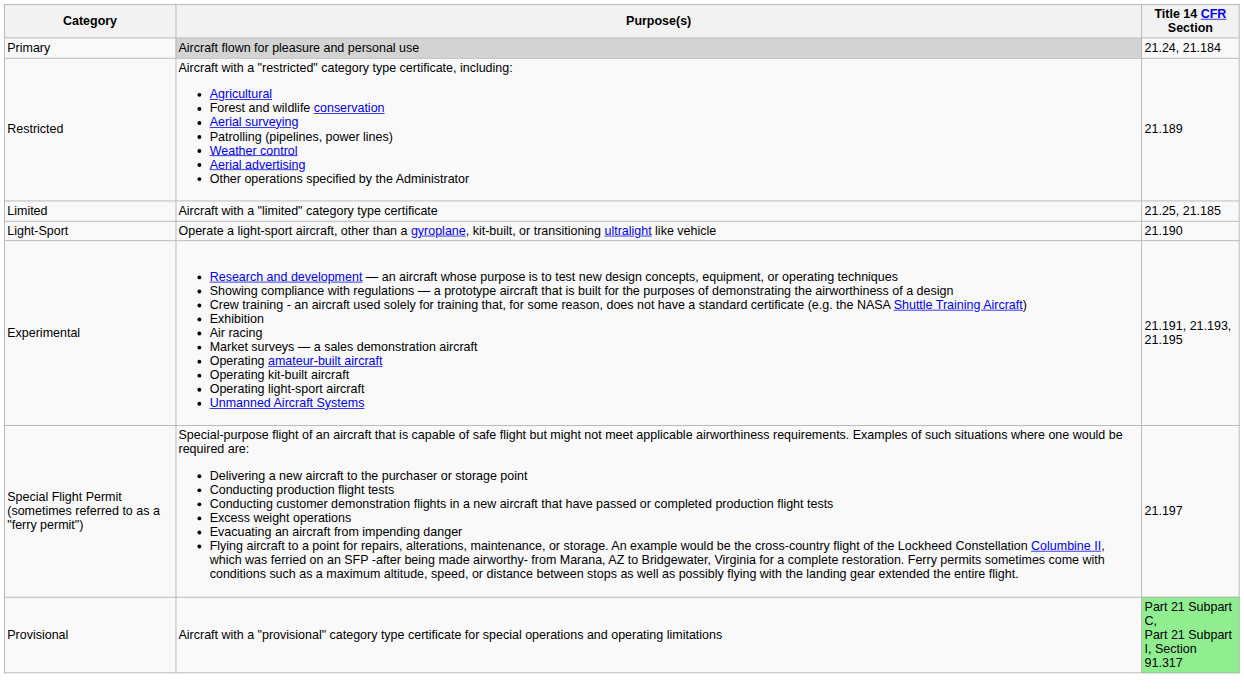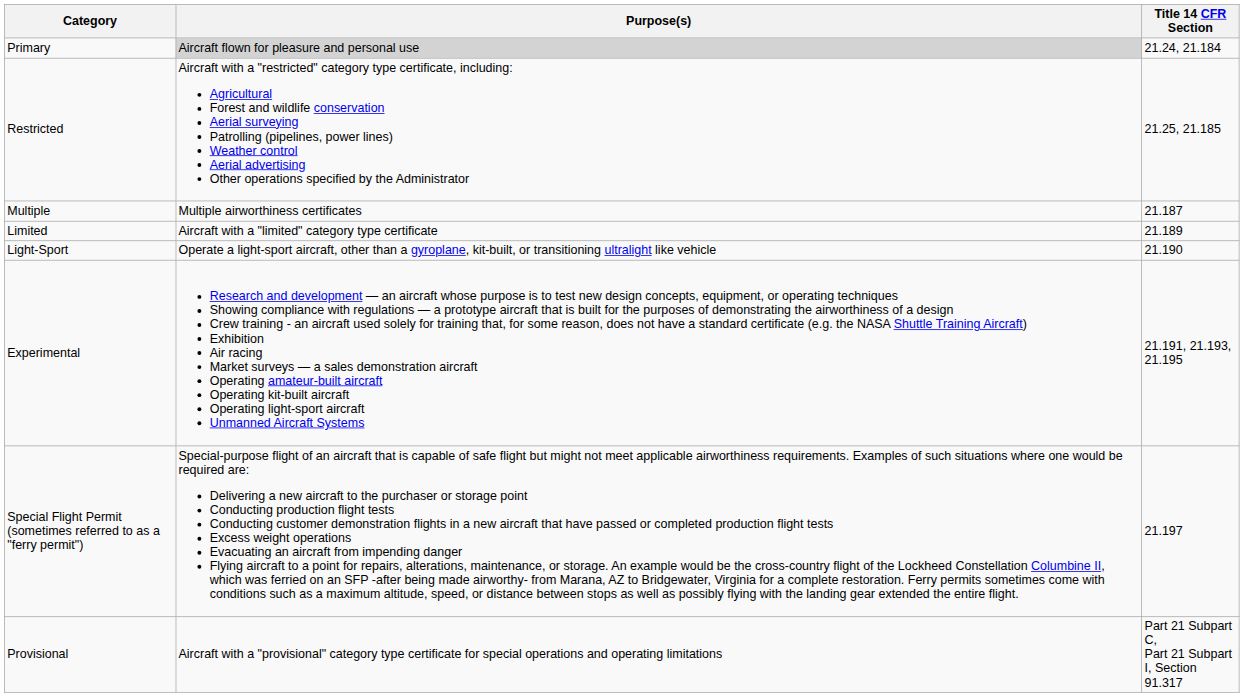(1164, 129) 21.189 -> (1183, 129) 21.25, 21.185
+ row: (29, 211)
(1183, 211) 21.25, 21.185 -> (1164, 230) 21.189
(1188, 634) lightgreen background -> (1188, 654) no background
